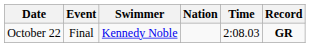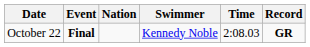columns swapped: (140, 14) <-> (200, 14)
(81, 33) normal -> (81, 33) bold
